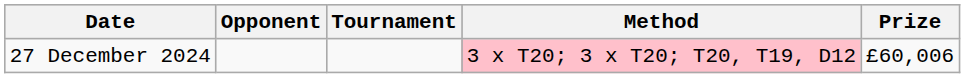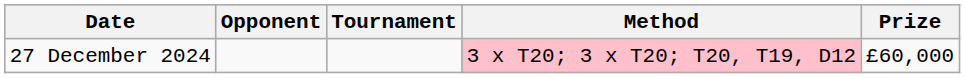(910, 56) £60,006 -> (910, 56) £60,000
